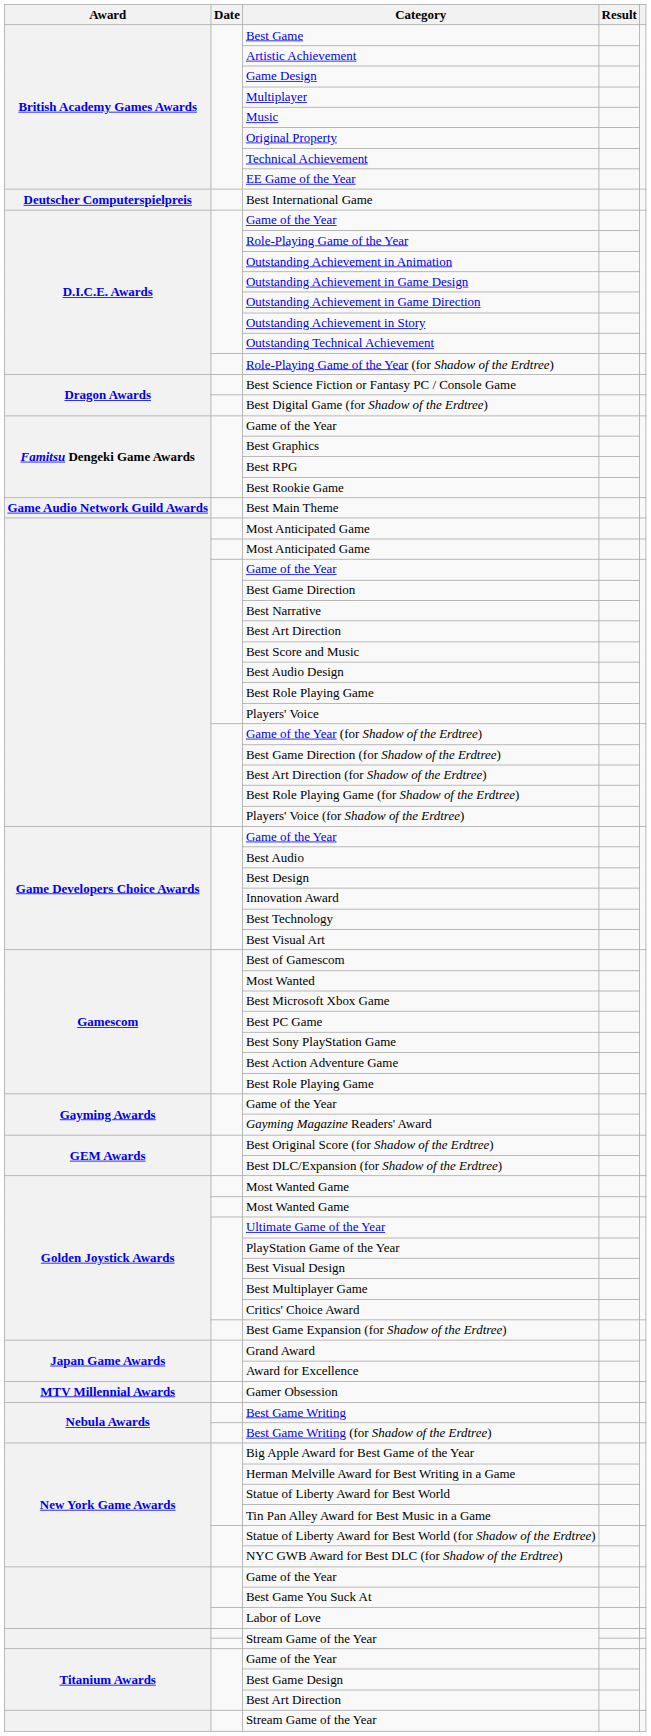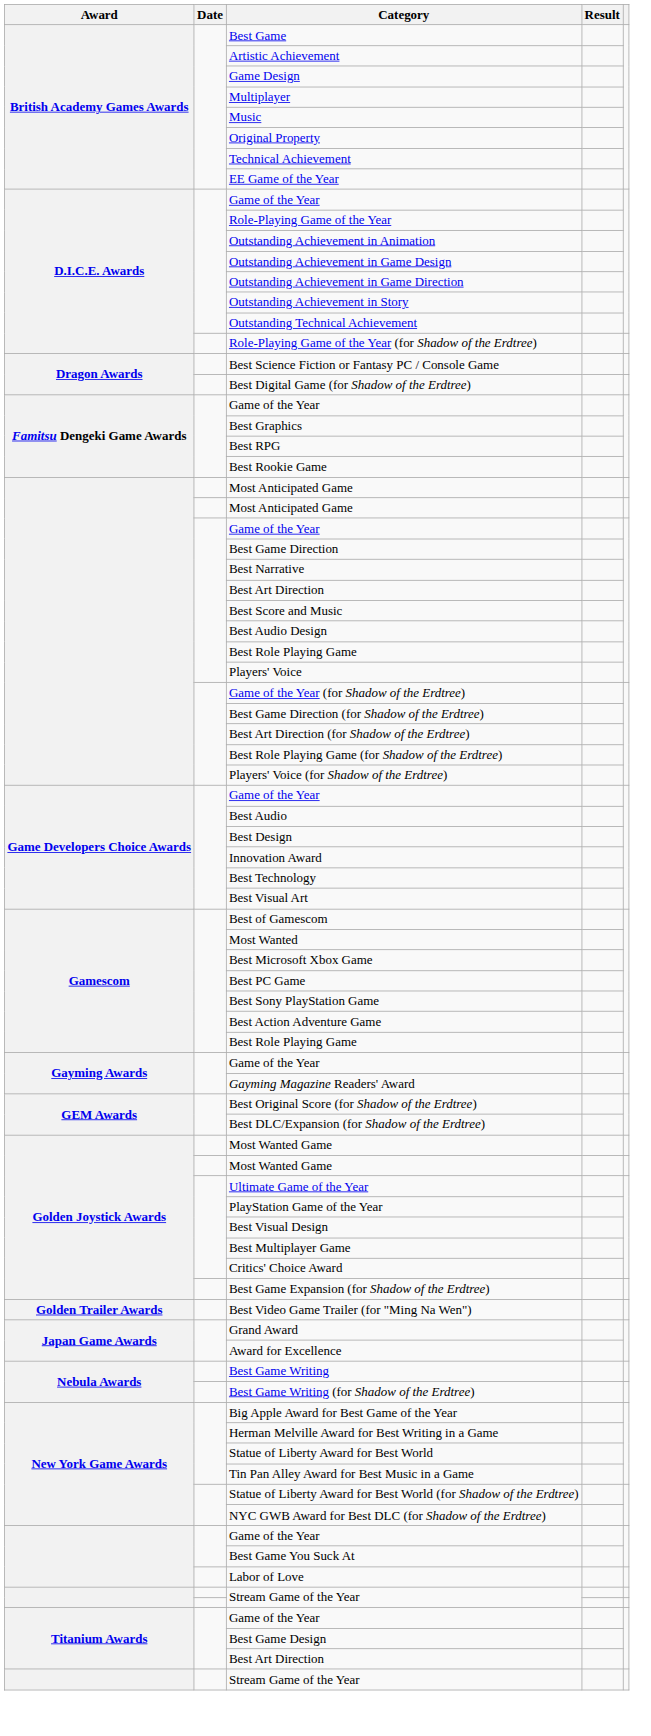- row: (108, 199)
- row: (108, 508)
+ row: (99, 1309)
- row: (108, 1391)
